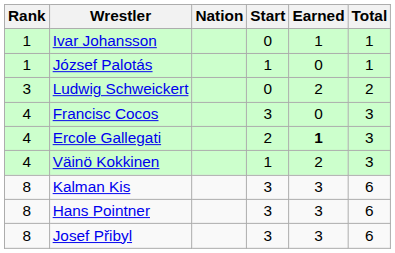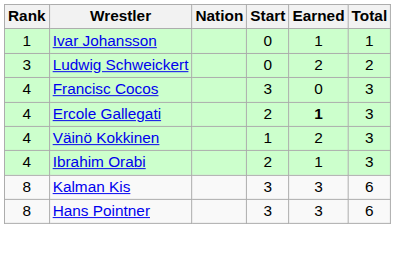- row: (103, 65)
+ row: (99, 162)
- row: (92, 235)
